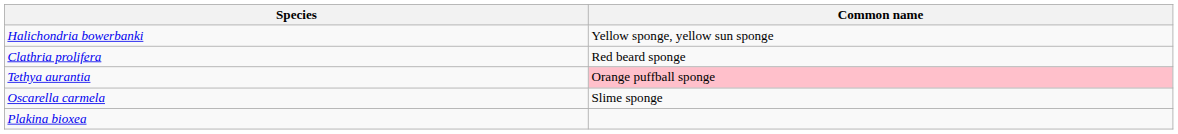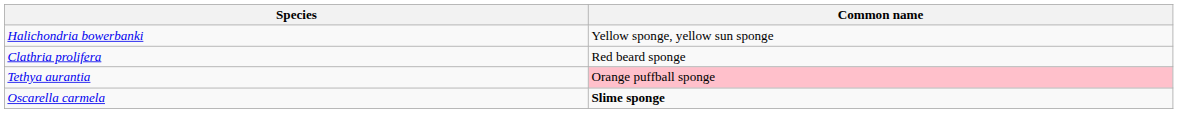(627, 98) normal -> (628, 98) bold
- row: (47, 118)
